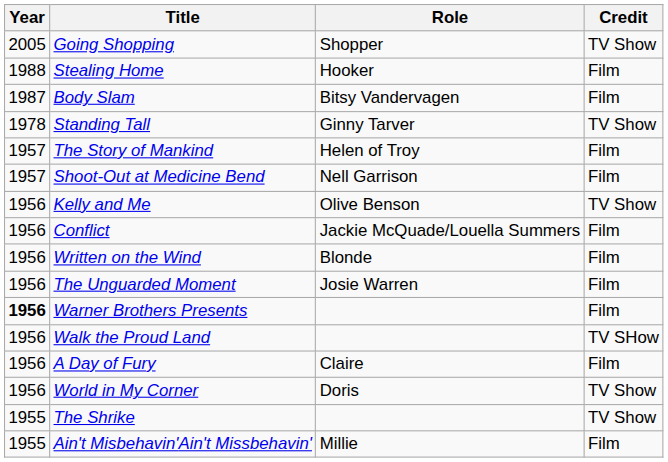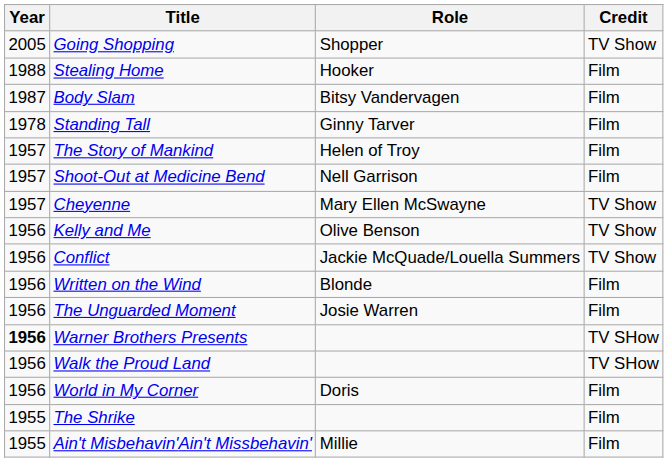(622, 124) TV Show -> (604, 124) Film
+ row: (92, 204)
(604, 230) Film -> (622, 257) TV Show
(604, 310) Film -> (623, 337) TV SHow
- row: (105, 364)
(622, 390) TV Show -> (604, 390) Film
(622, 417) TV Show -> (604, 417) Film
